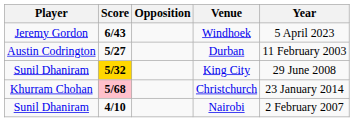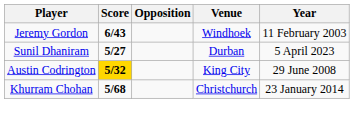(304, 32) 5 April 2023 -> (304, 32) 11 February 2003
(51, 51) Austin Codrington -> (51, 51) Sunil Dhaniram
(304, 51) 11 February 2003 -> (304, 51) 5 April 2023
(51, 70) Sunil Dhaniram -> (51, 70) Austin Codrington
(115, 88) pink background -> (115, 88) no background
- row: (227, 107)
